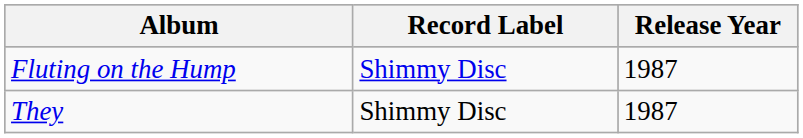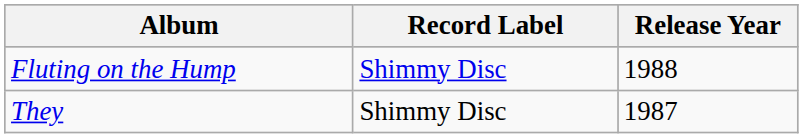(651, 68) 1987 -> (651, 68) 1988
